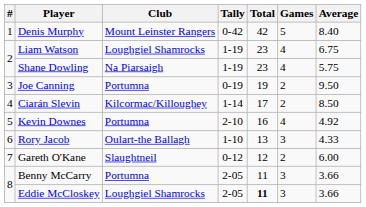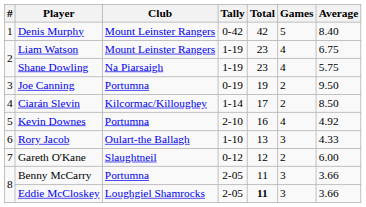(155, 49) Loughgiel Shamrocks -> (160, 49) Mount Leinster Rangers
